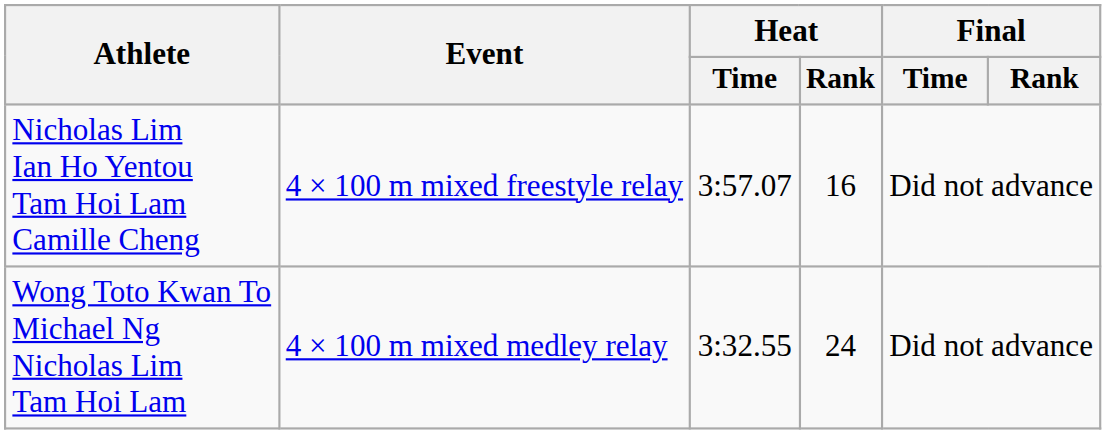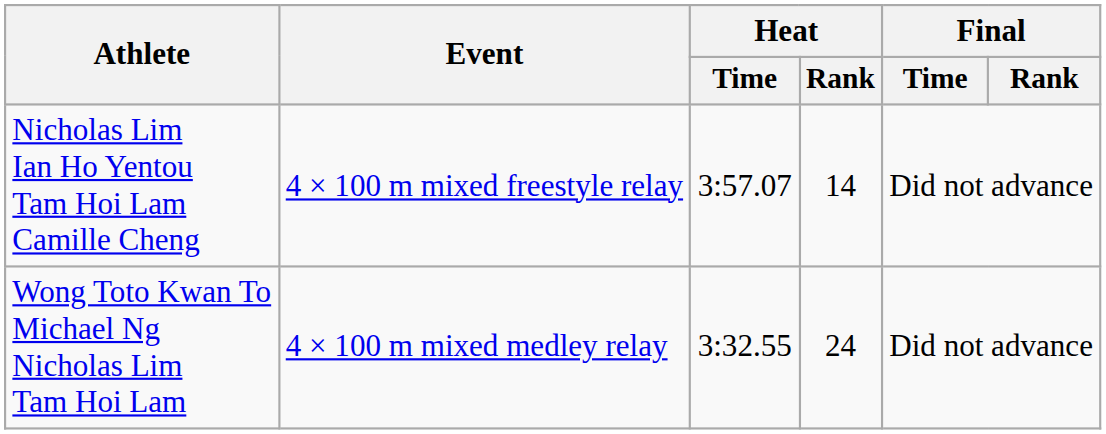(841, 185) 16 -> (841, 185) 14
